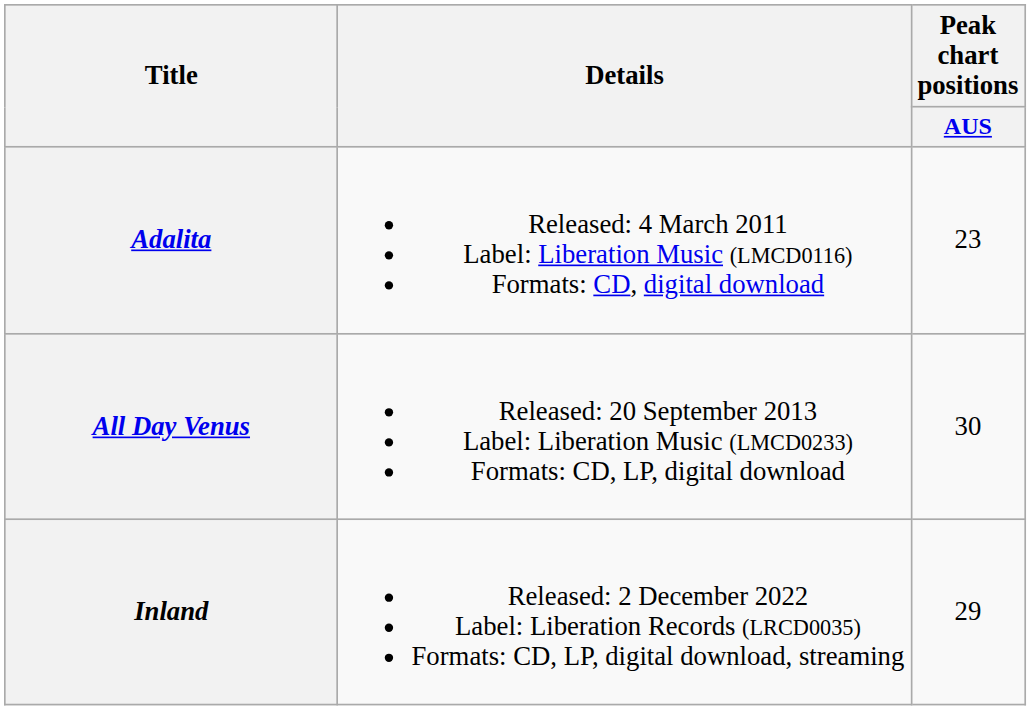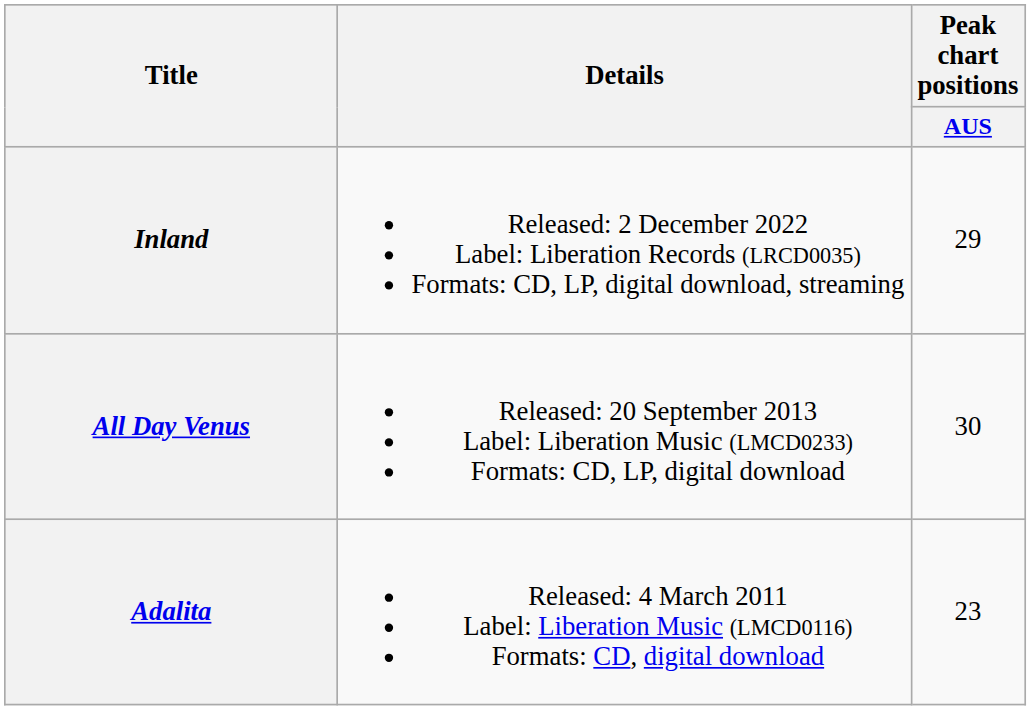rows swapped: (171, 239) <-> (171, 611)
